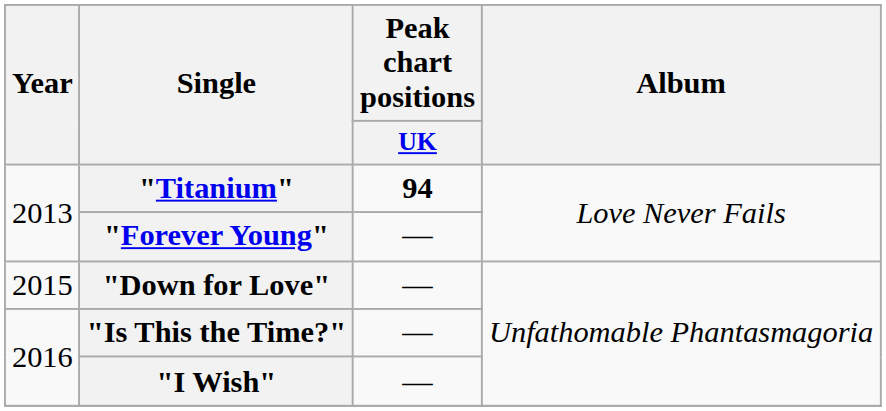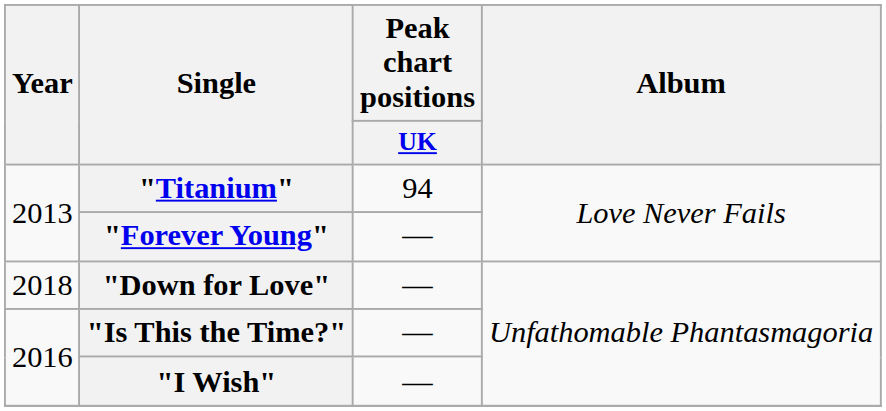(418, 187) bold -> (418, 187) normal
(42, 284) 2015 -> (42, 284) 2018
